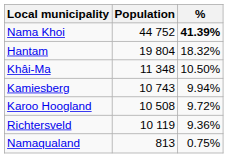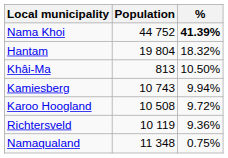(158, 69) 11 348 -> (165, 69) 813
(165, 144) 813 -> (158, 144) 11 348
